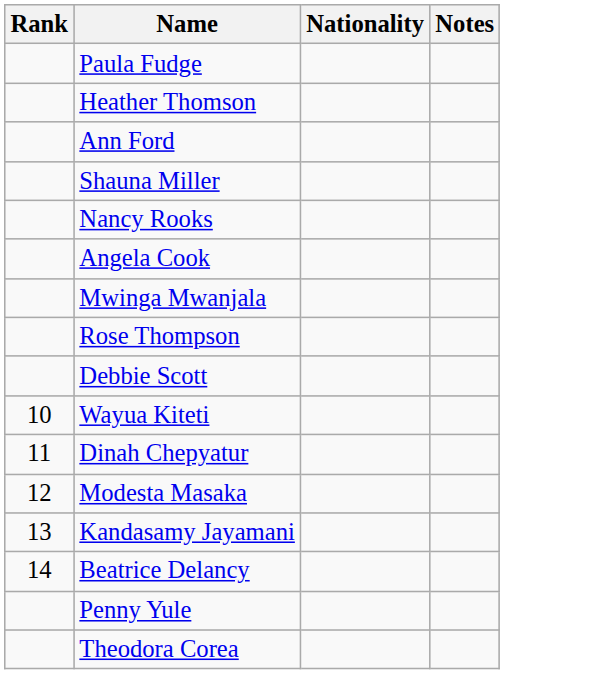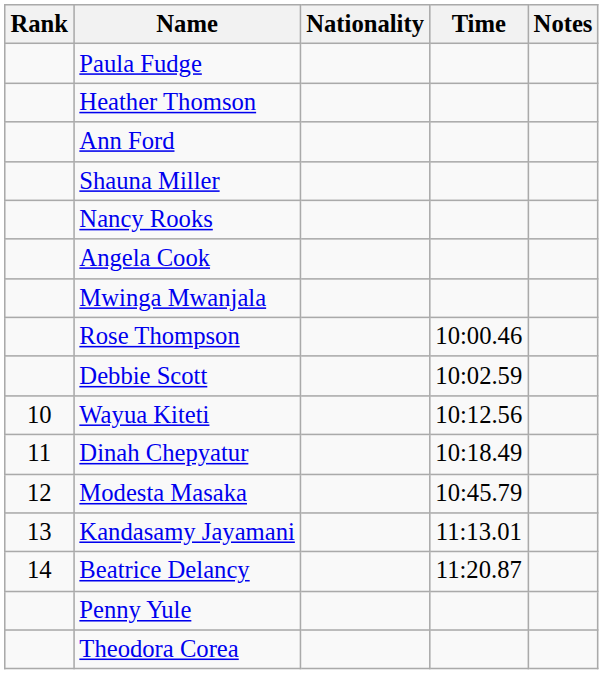+ column: (479, 24)
